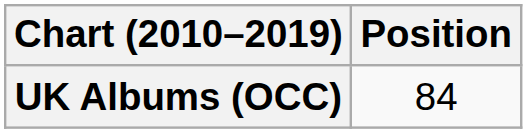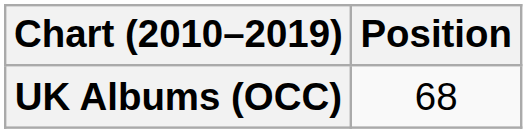(436, 95) 84 -> (436, 95) 68
